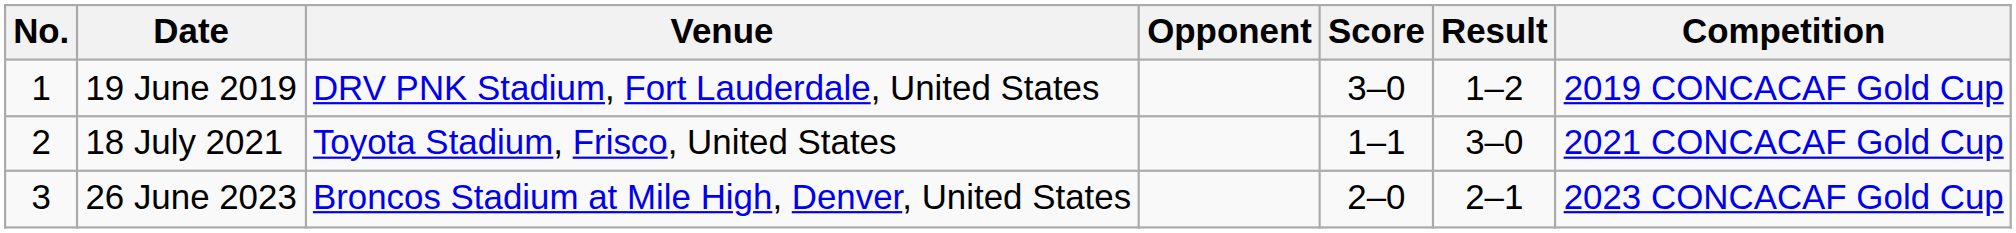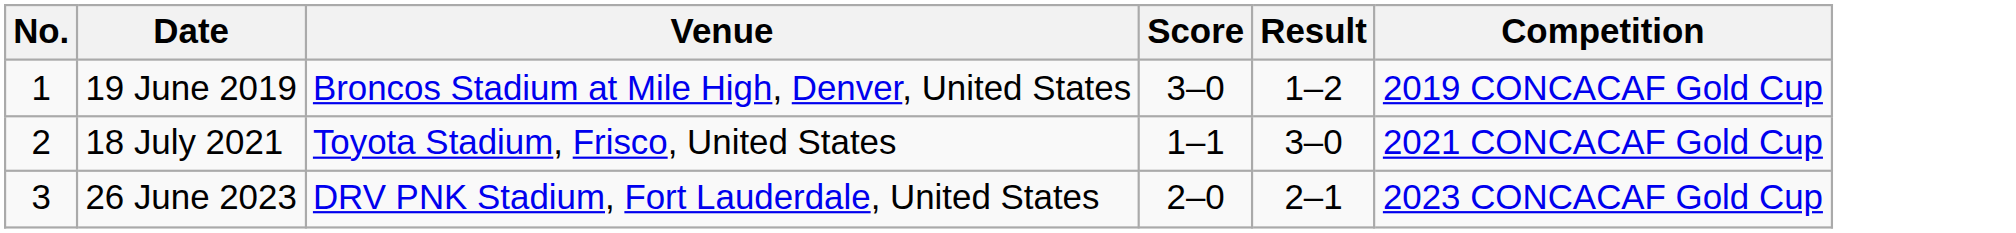- column: (1230, 32)
(706, 87) DRV PNK Stadium, Fort Lauderdale, United States -> (722, 87) Broncos Stadium at Mile High, Denver, United States
(722, 198) Broncos Stadium at Mile High, Denver, United States -> (706, 198) DRV PNK Stadium, Fort Lauderdale, United States
